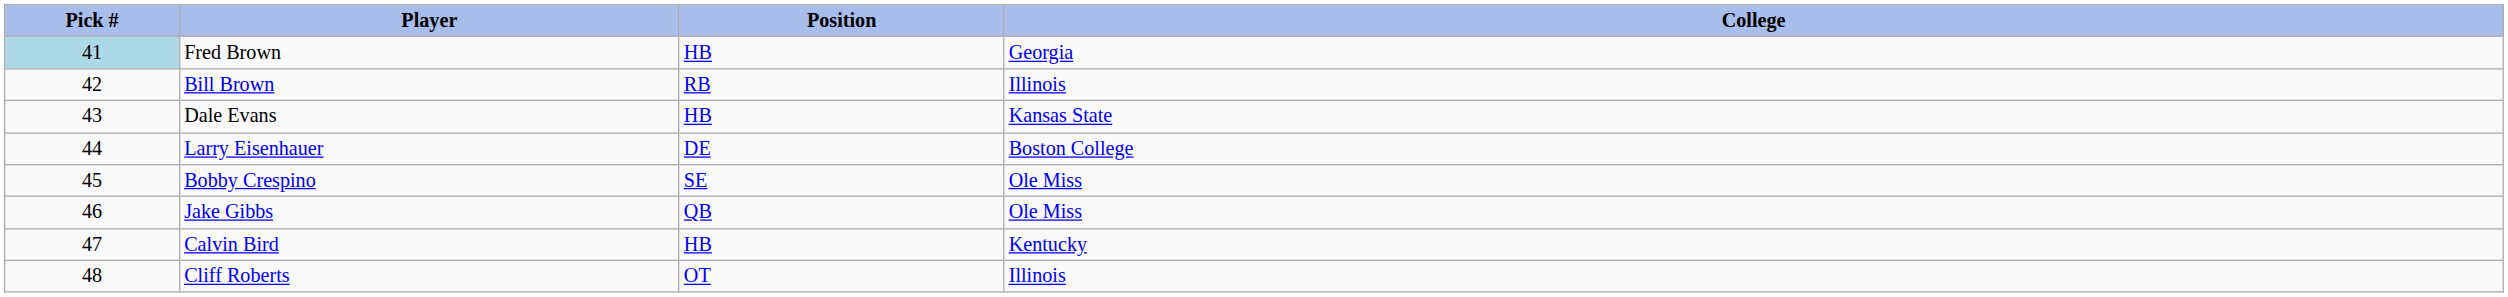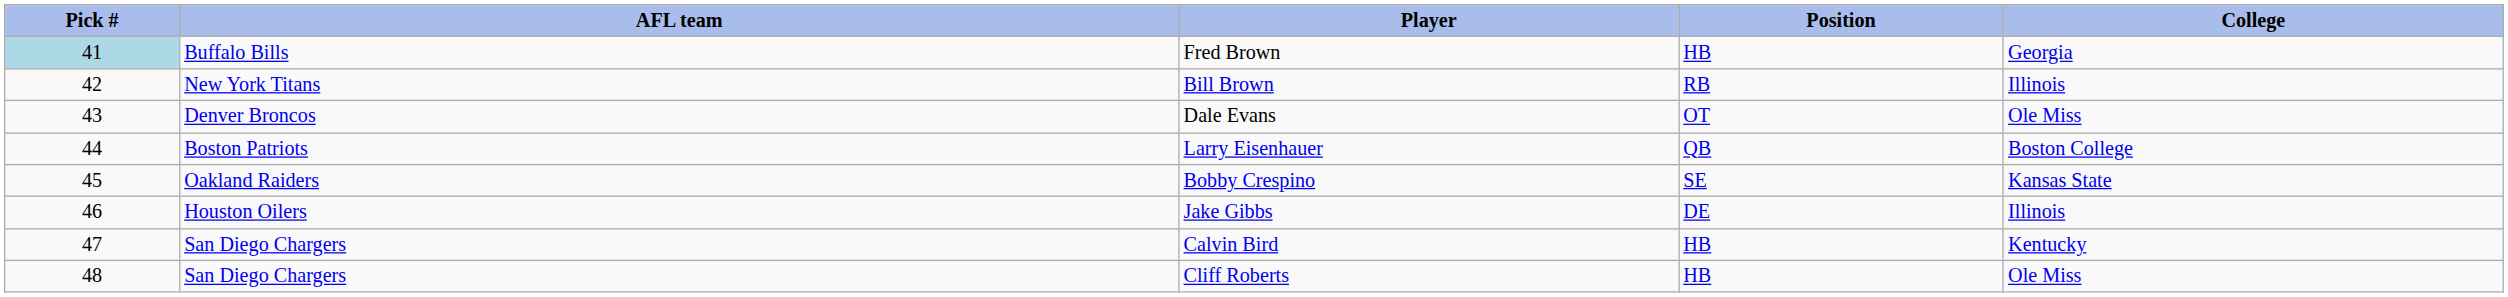+ column: (679, 20)
(698, 116) HB -> (1697, 116) OT
(1060, 116) Kansas State -> (2045, 116) Ole Miss
(697, 148) DE -> (1697, 148) QB
(1045, 180) Ole Miss -> (2060, 180) Kansas State
(698, 212) QB -> (1697, 212) DE
(1045, 212) Ole Miss -> (2037, 212) Illinois
(697, 276) OT -> (1697, 276) HB
(1037, 276) Illinois -> (2045, 276) Ole Miss
